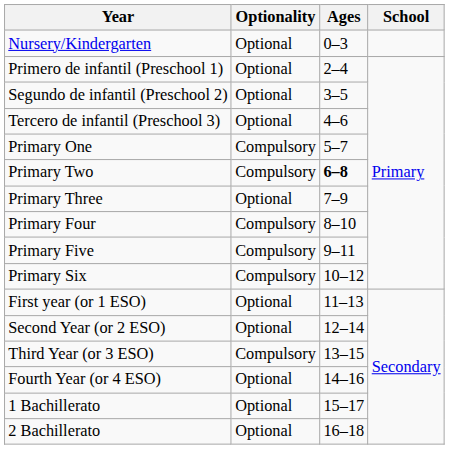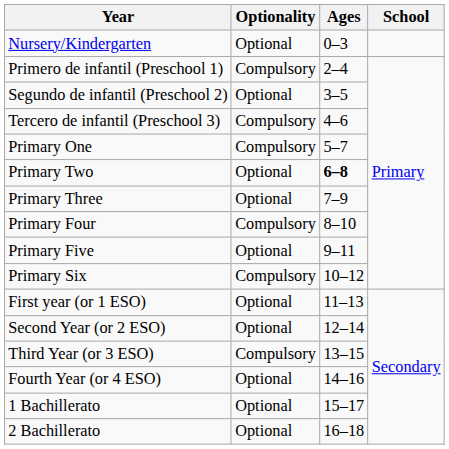(264, 69) Optional -> (276, 69) Compulsory
(264, 120) Optional -> (276, 120) Compulsory
(276, 172) Compulsory -> (264, 172) Optional
(276, 250) Compulsory -> (264, 250) Optional
